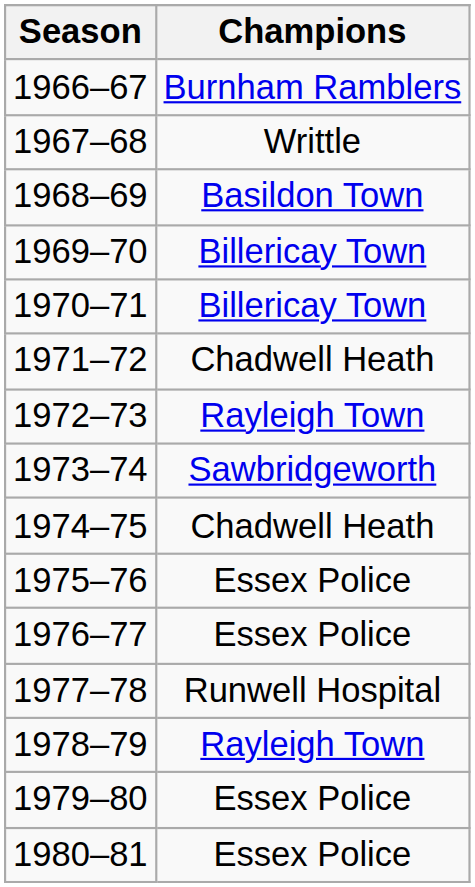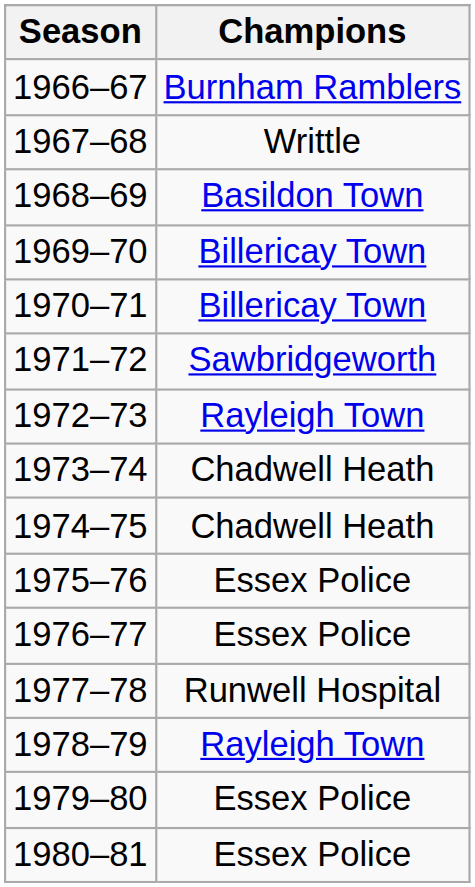(312, 360) Chadwell Heath -> (312, 360) Sawbridgeworth
(312, 470) Sawbridgeworth -> (312, 470) Chadwell Heath
